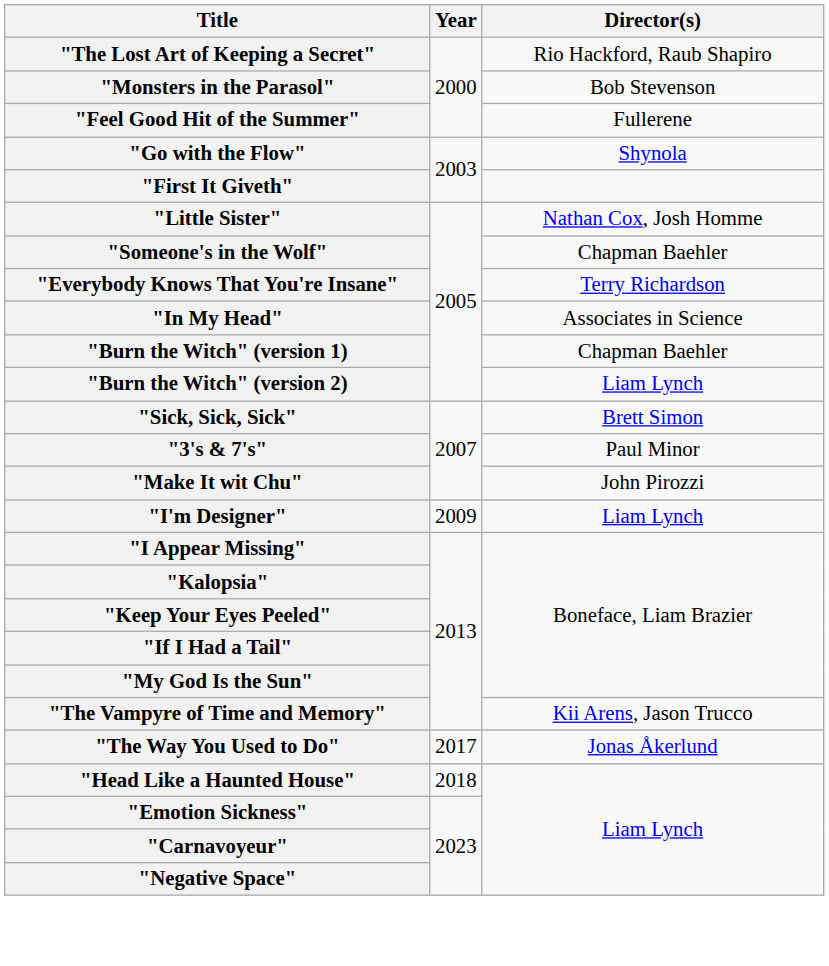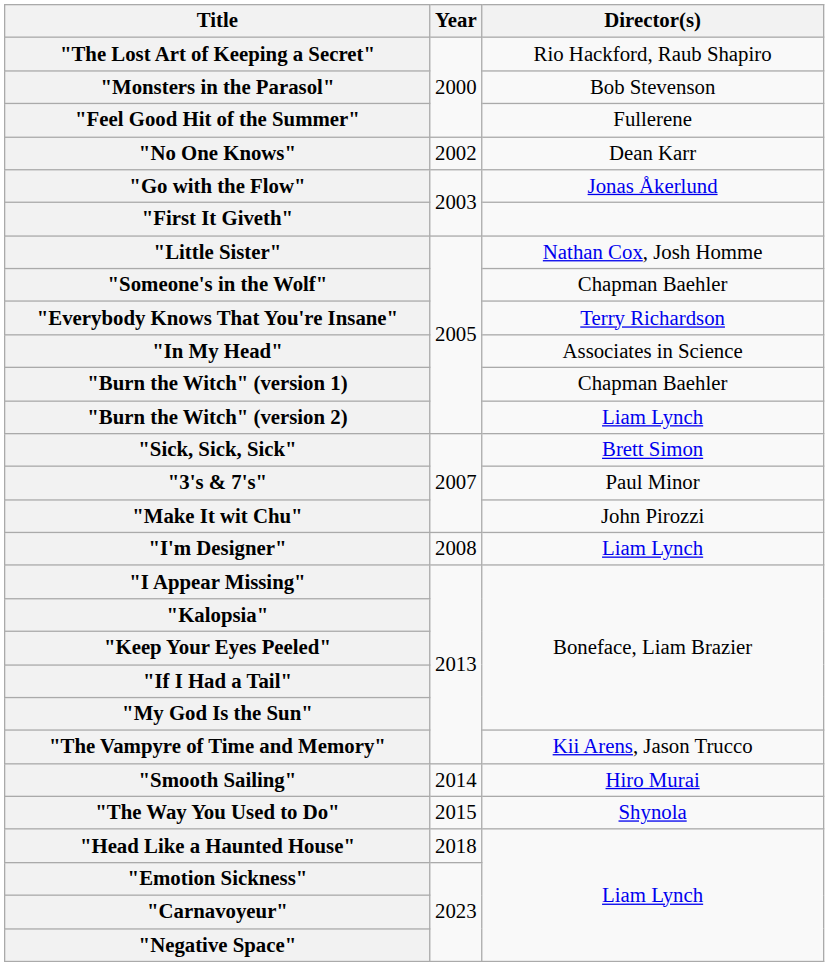+ row: (217, 152)
(653, 152) Shynola -> (653, 185) Jonas Åkerlund
(456, 515) 2009 -> (456, 548) 2008
+ row: (217, 779)
(456, 746) 2017 -> (456, 812) 2015
(653, 746) Jonas Åkerlund -> (653, 812) Shynola
